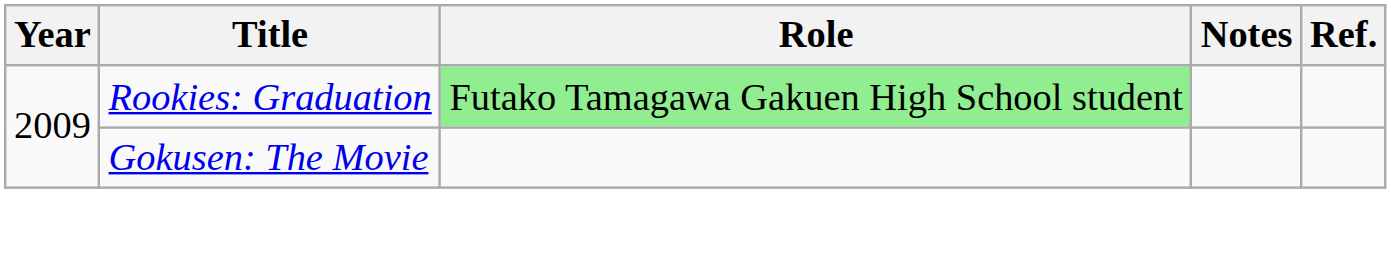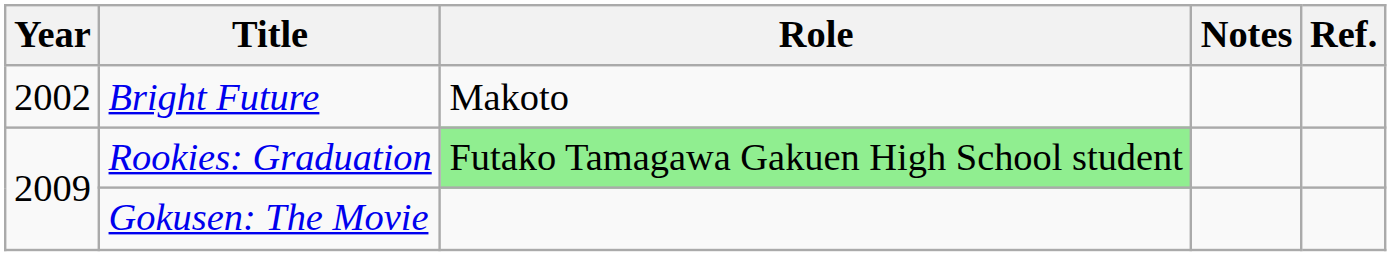+ row: (214, 95)
